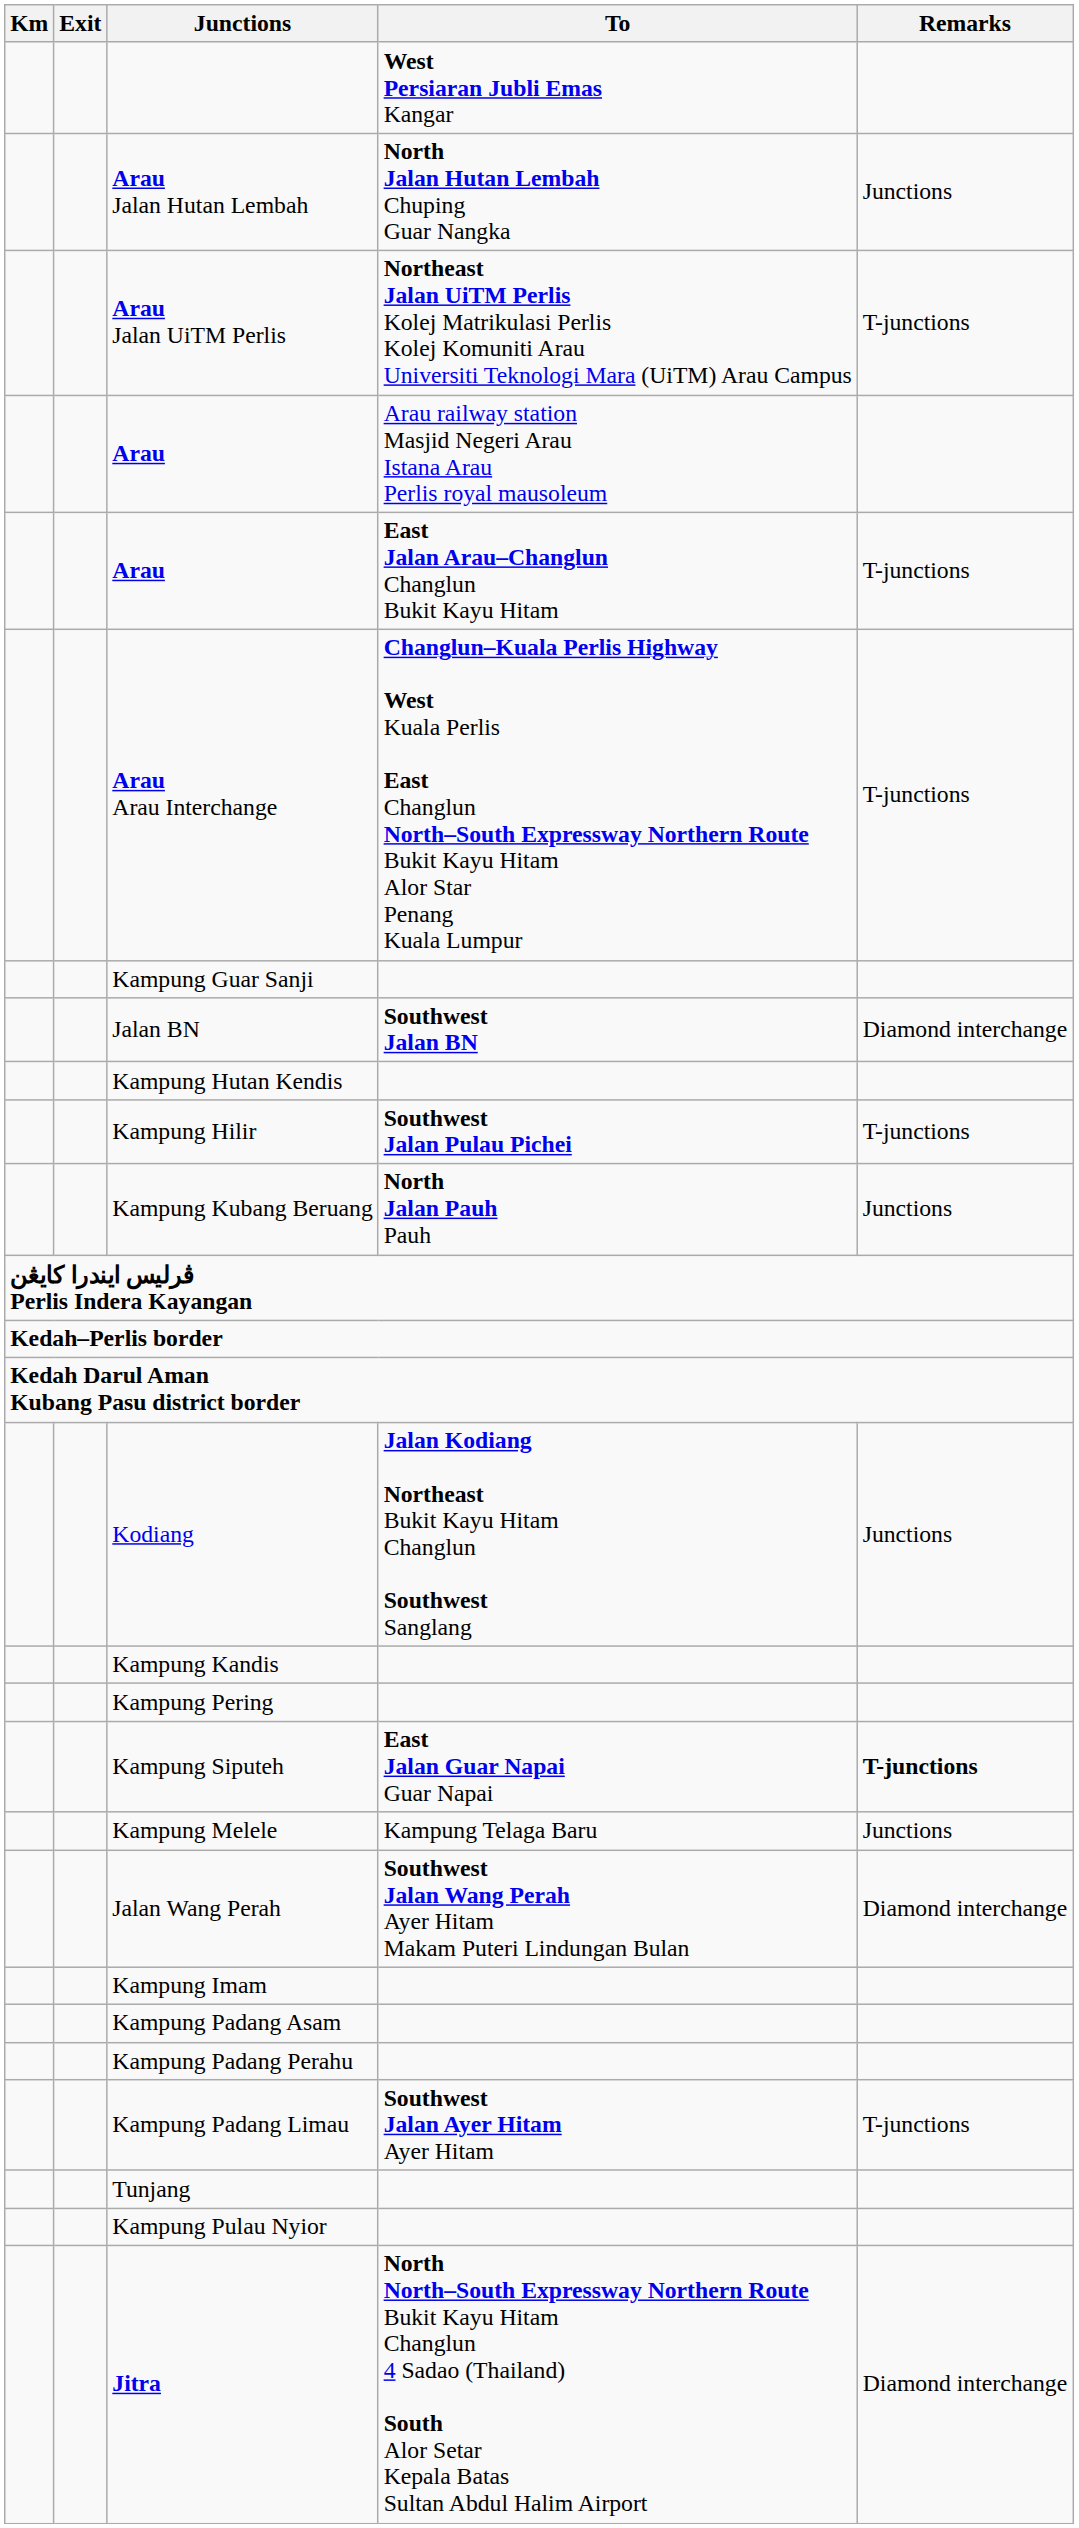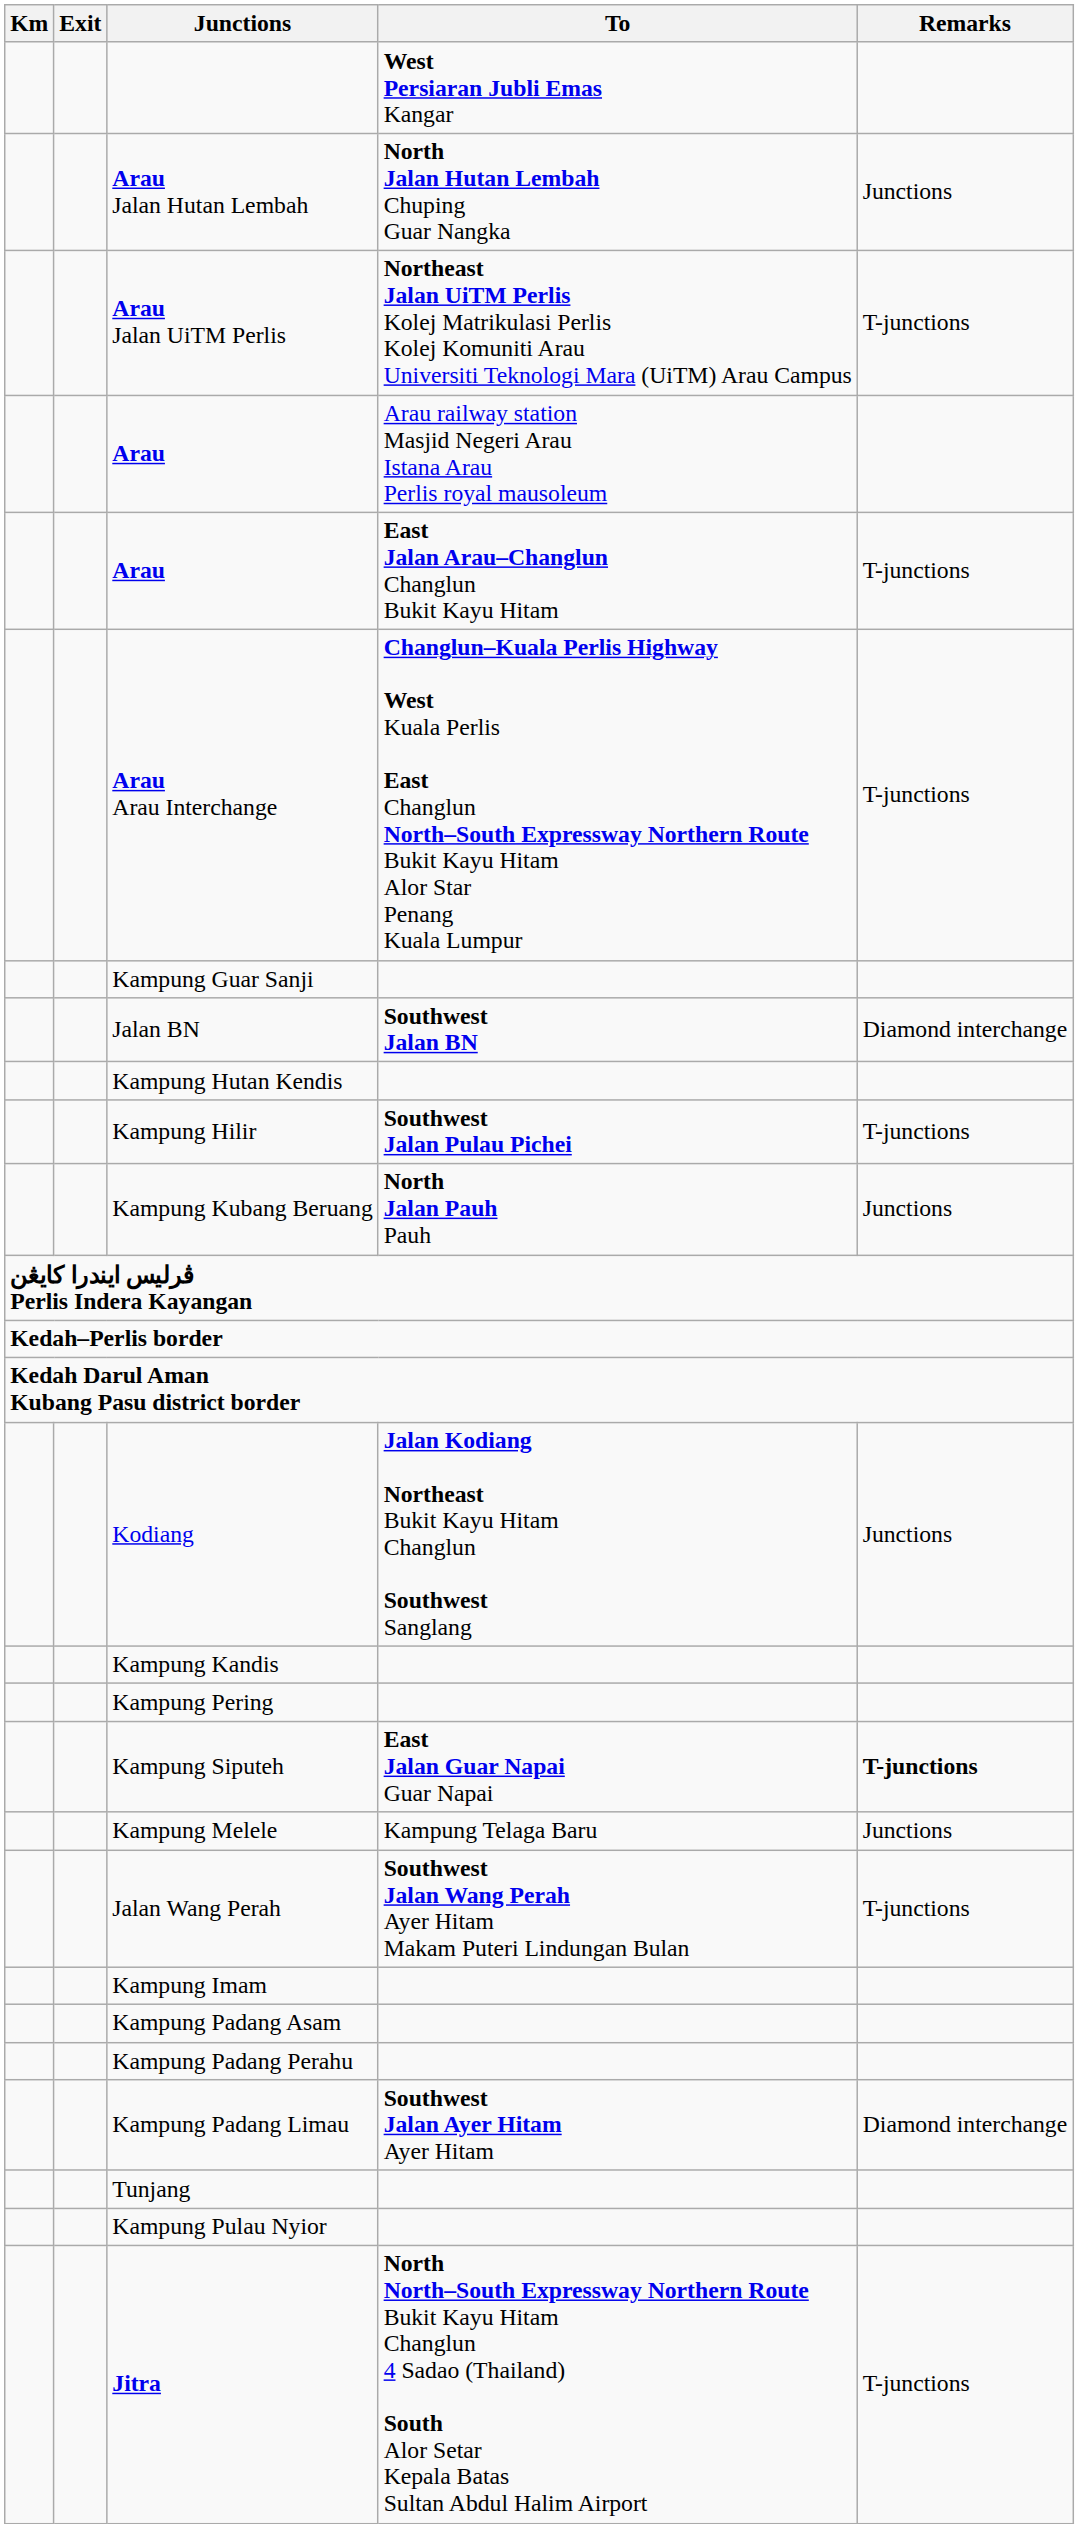(965, 1908) Diamond interchange -> (916, 1908) T-junctions
(916, 2124) T-junctions -> (965, 2124) Diamond interchange
(965, 2384) Diamond interchange -> (916, 2384) T-junctions
